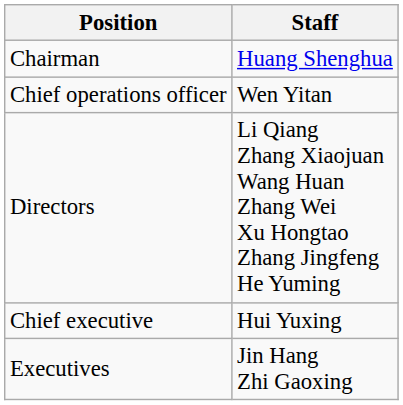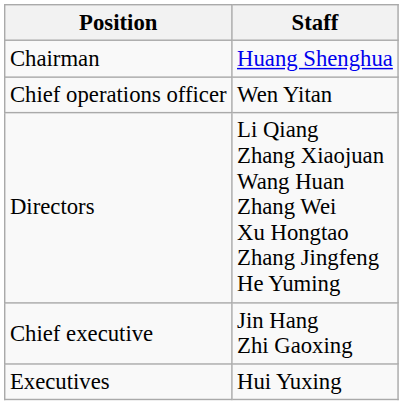(289, 320) Hui Yuxing -> (295, 332) Jin Hang Zhi Gaoxing
(295, 368) Jin Hang Zhi Gaoxing -> (289, 381) Hui Yuxing
